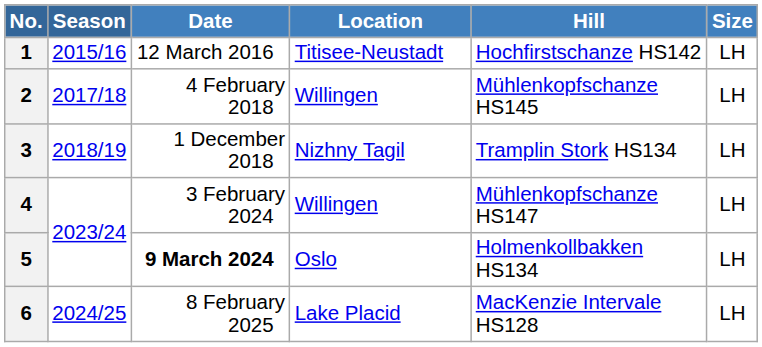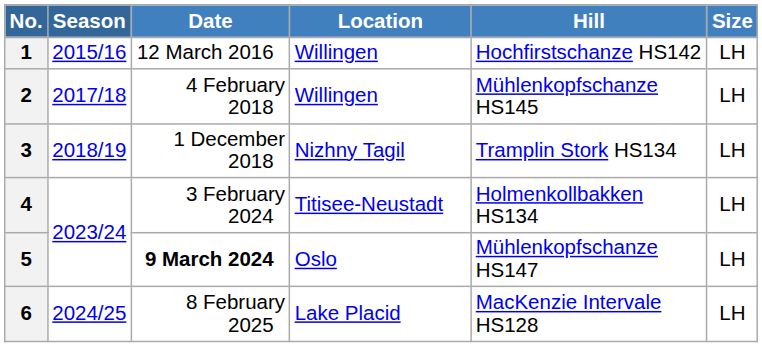(369, 53) Titisee-Neustadt -> (336, 53) Willingen
(336, 205) Willingen -> (369, 205) Titisee-Neustadt
(567, 205) Mühlenkopfschanze HS147 -> (559, 205) Holmenkollbakken HS134
(559, 259) Holmenkollbakken HS134 -> (567, 259) Mühlenkopfschanze HS147
